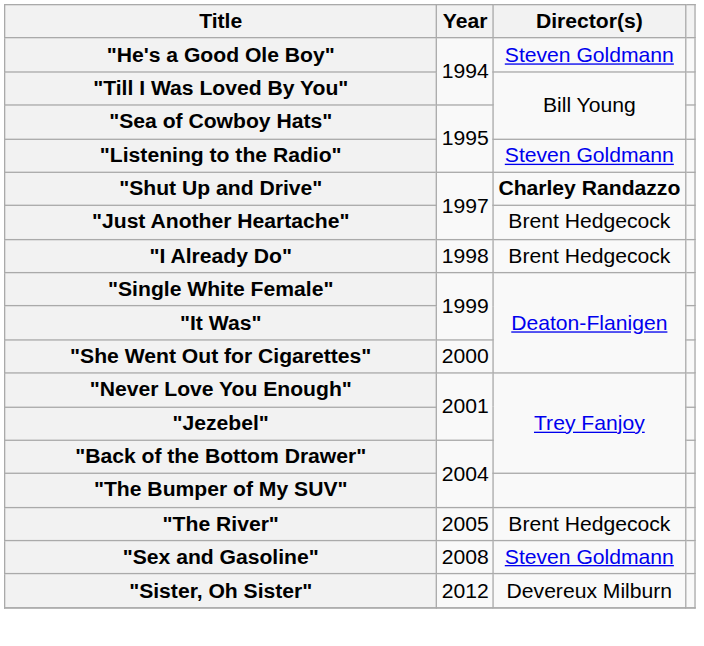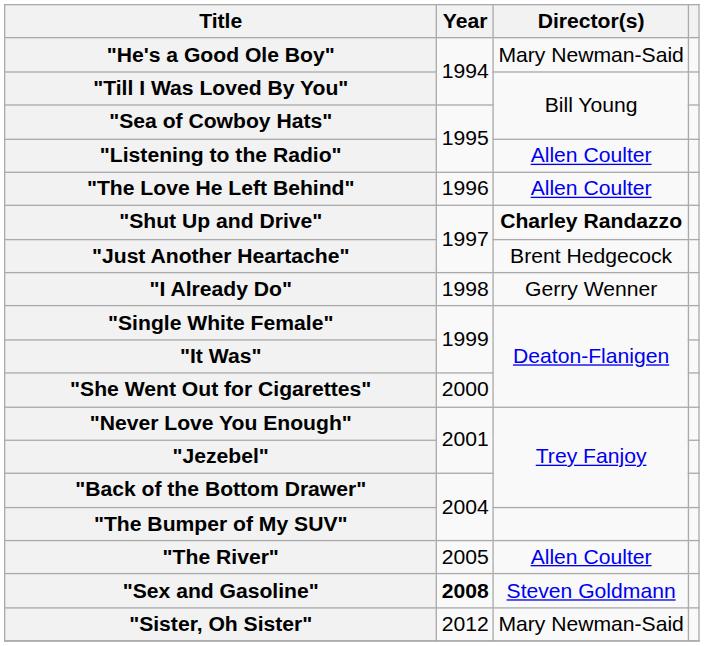(589, 54) Steven Goldmann -> (591, 54) Mary Newman-Said
(589, 155) Steven Goldmann -> (591, 155) Allen Coulter
+ row: (221, 188)
(589, 255) Brent Hedgecock -> (591, 289) Gerry Wenner
(589, 523) Brent Hedgecock -> (591, 557) Allen Coulter
(465, 557) normal -> (465, 590) bold
(589, 590) Devereux Milburn -> (591, 624) Mary Newman-Said
